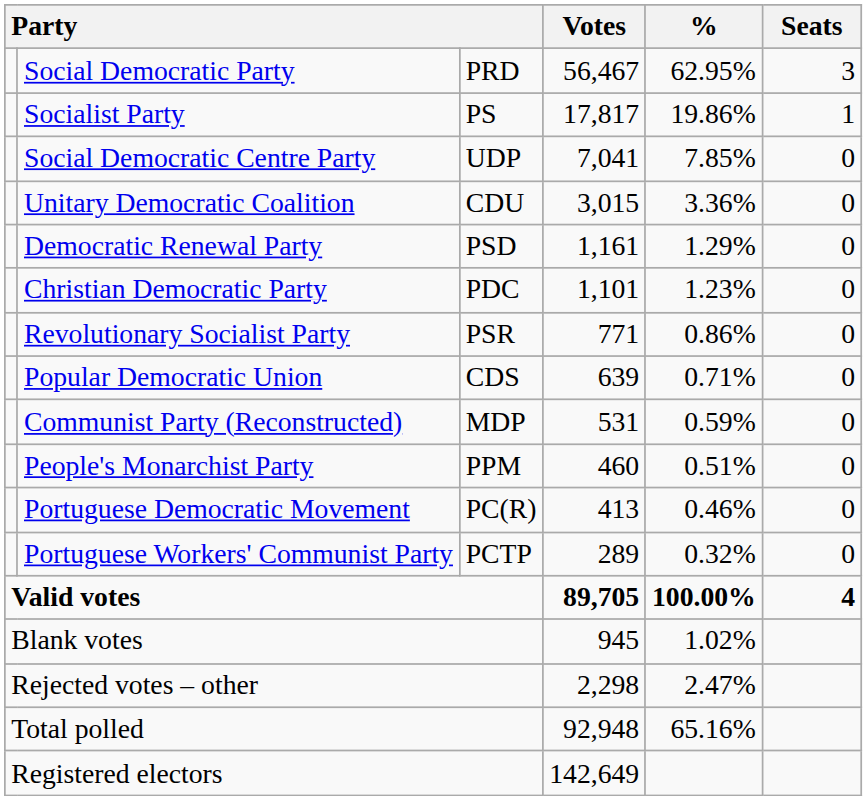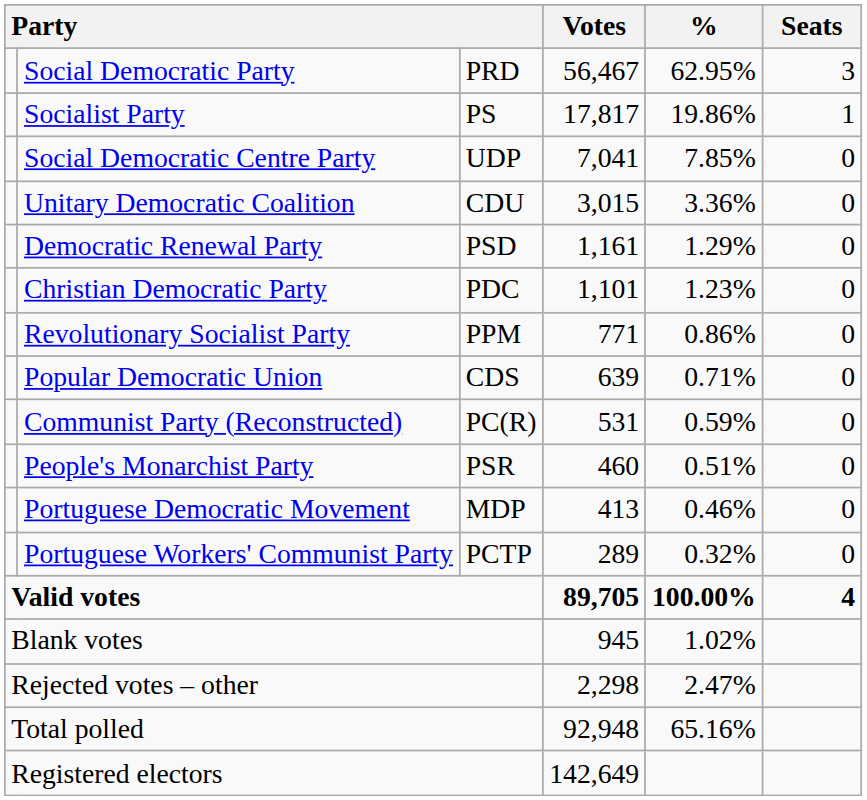(490, 333) PSR -> (493, 333) PPM
(496, 421) MDP -> (501, 421) PC(R)
(493, 465) PPM -> (490, 465) PSR
(501, 509) PC(R) -> (496, 509) MDP
